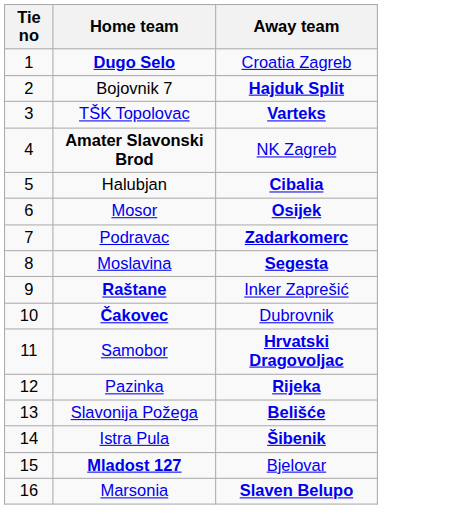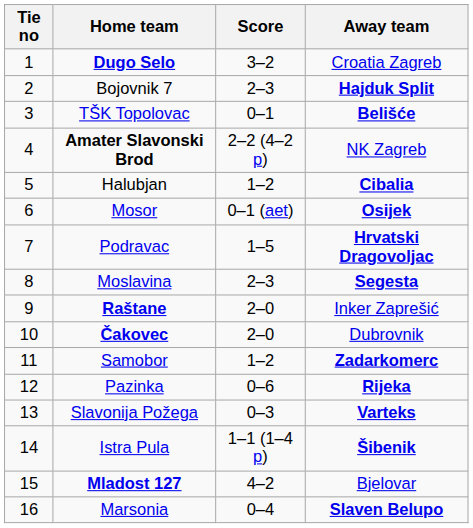+ column: (260, 26)
(296, 114) Varteks -> (386, 114) Belišće
(296, 237) Zadarkomerc -> (386, 246) Hrvatski Dragovoljac
(296, 351) Hrvatski Dragovoljac -> (386, 360) Zadarkomerc
(296, 412) Belišće -> (386, 412) Varteks
